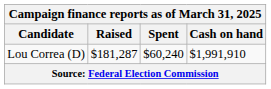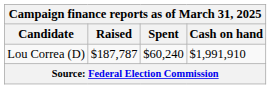(114, 53) $181,287 -> (114, 53) $187,787
